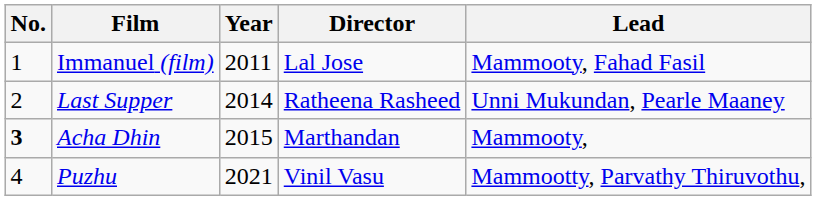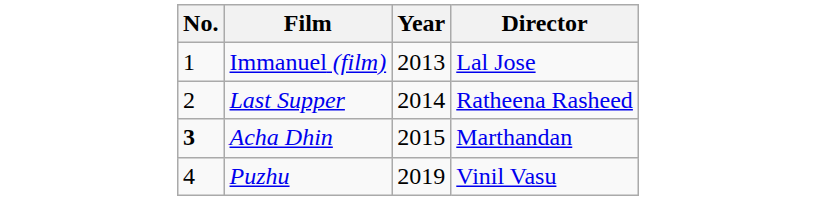- column: (638, 23)
(248, 61) 2011 -> (421, 61) 2013
(249, 175) 2021 -> (421, 175) 2019
